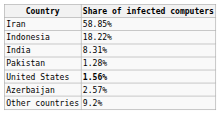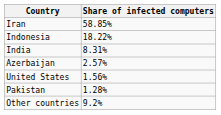rows swapped: (30, 90) <-> (26, 63)
(95, 77) bold -> (95, 77) normal
